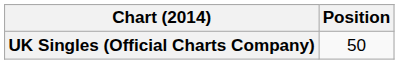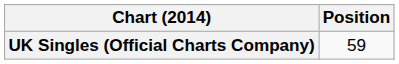(356, 45) 50 -> (356, 45) 59
